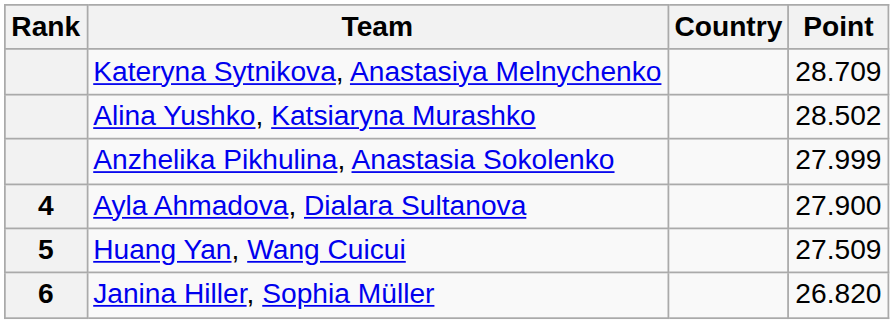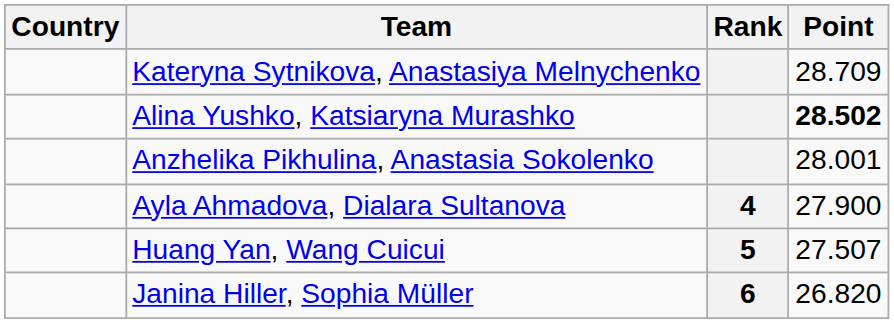columns swapped: (46, 26) <-> (728, 26)
(838, 116) normal -> (838, 116) bold
(838, 160) 27.999 -> (838, 160) 28.001
(838, 250) 27.509 -> (838, 250) 27.507
